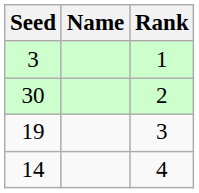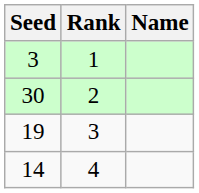columns swapped: (96, 22) <-> (162, 22)
